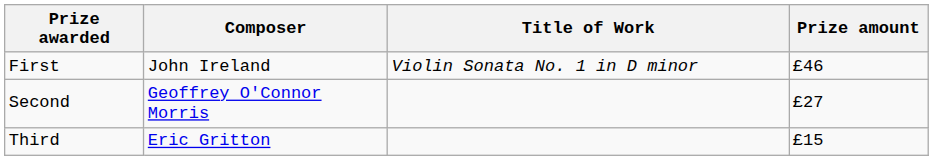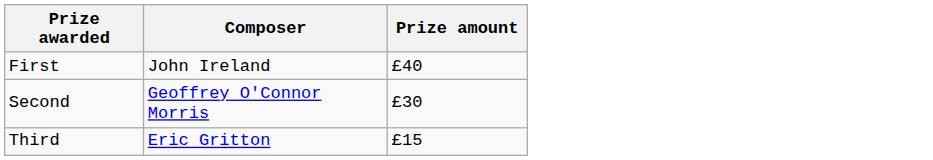- column: (588, 28)
(808, 66) £46 -> (407, 66) £40
(808, 104) £27 -> (407, 104) £30
